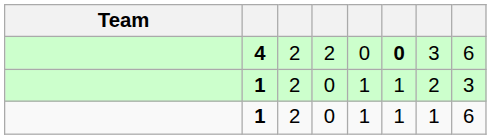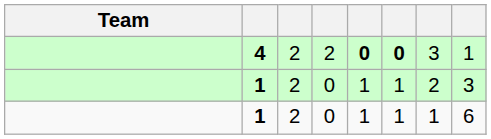(364, 52) normal -> (364, 52) bold
(469, 52) 6 -> (469, 52) 1
